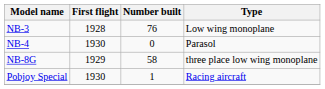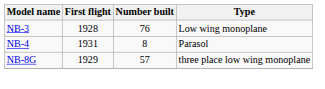(95, 44) 1930 -> (88, 44) 1931
(152, 44) 0 -> (145, 44) 8
(152, 60) 58 -> (145, 60) 57
- row: (37, 76)
